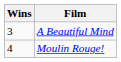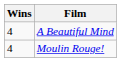(10, 31) 3 -> (10, 31) 4
